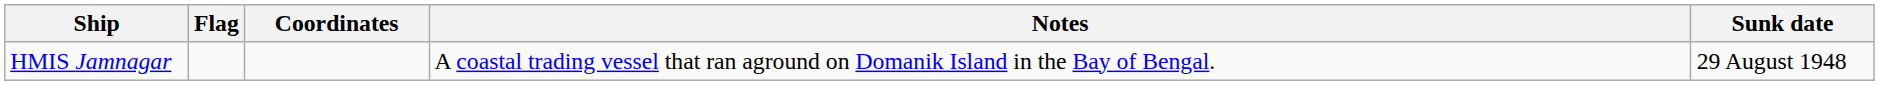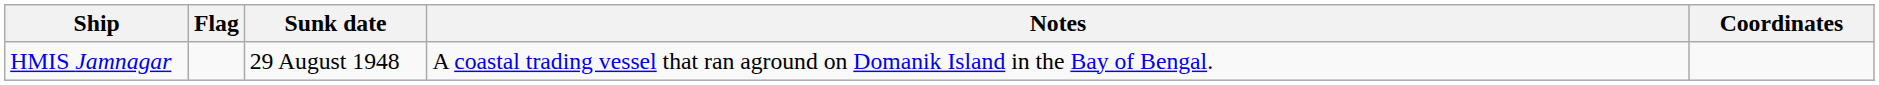columns swapped: (1783, 23) <-> (337, 23)
